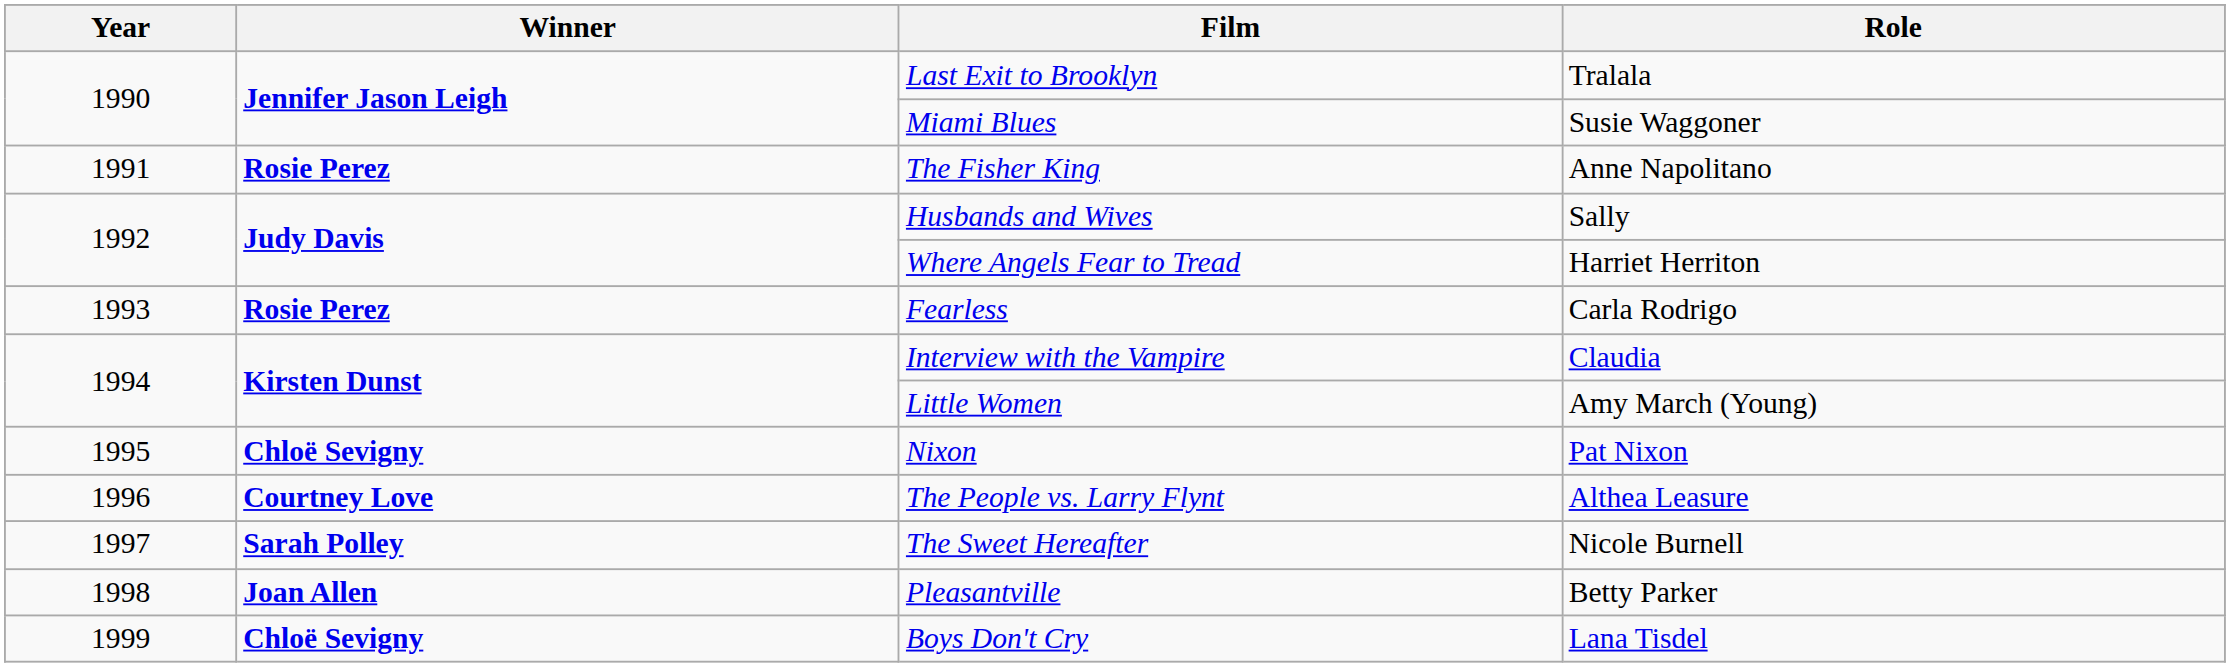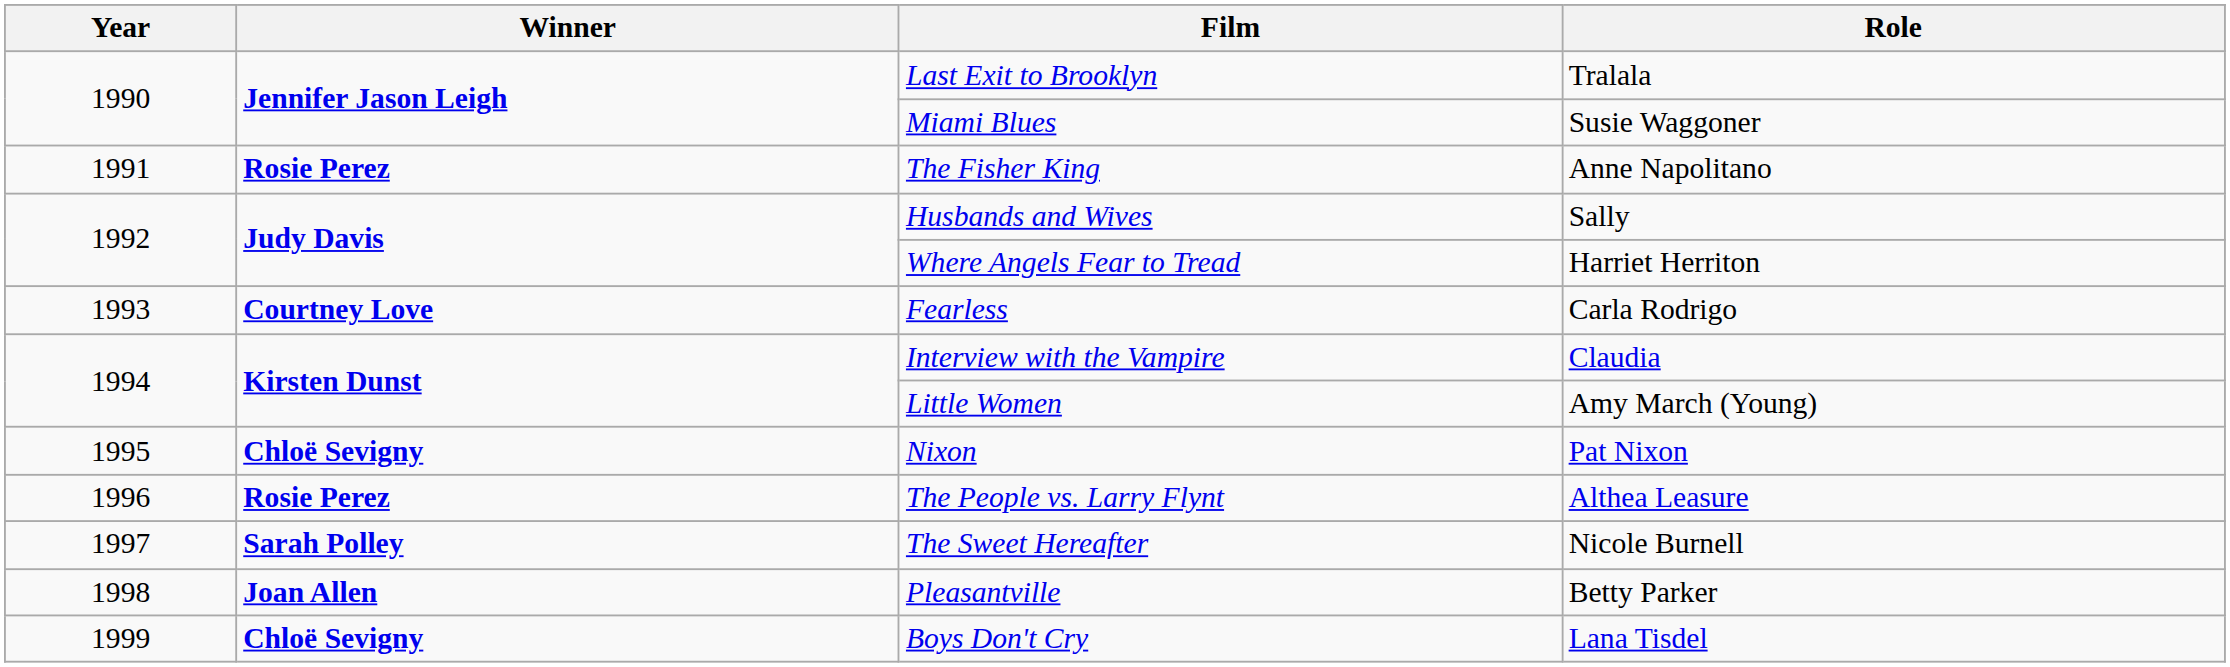(317, 309) Rosie Perez -> (338, 309) Courtney Love
(338, 497) Courtney Love -> (317, 497) Rosie Perez
